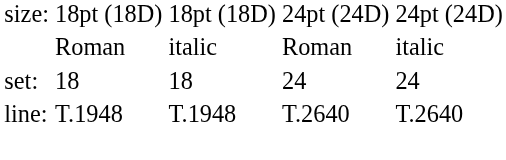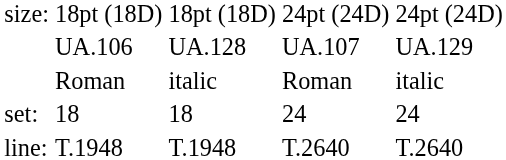+ row: (94, 47)
